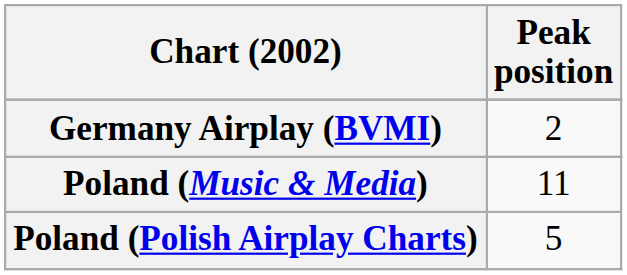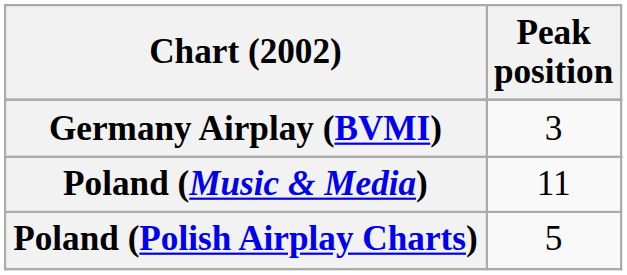(554, 127) 2 -> (554, 127) 3
